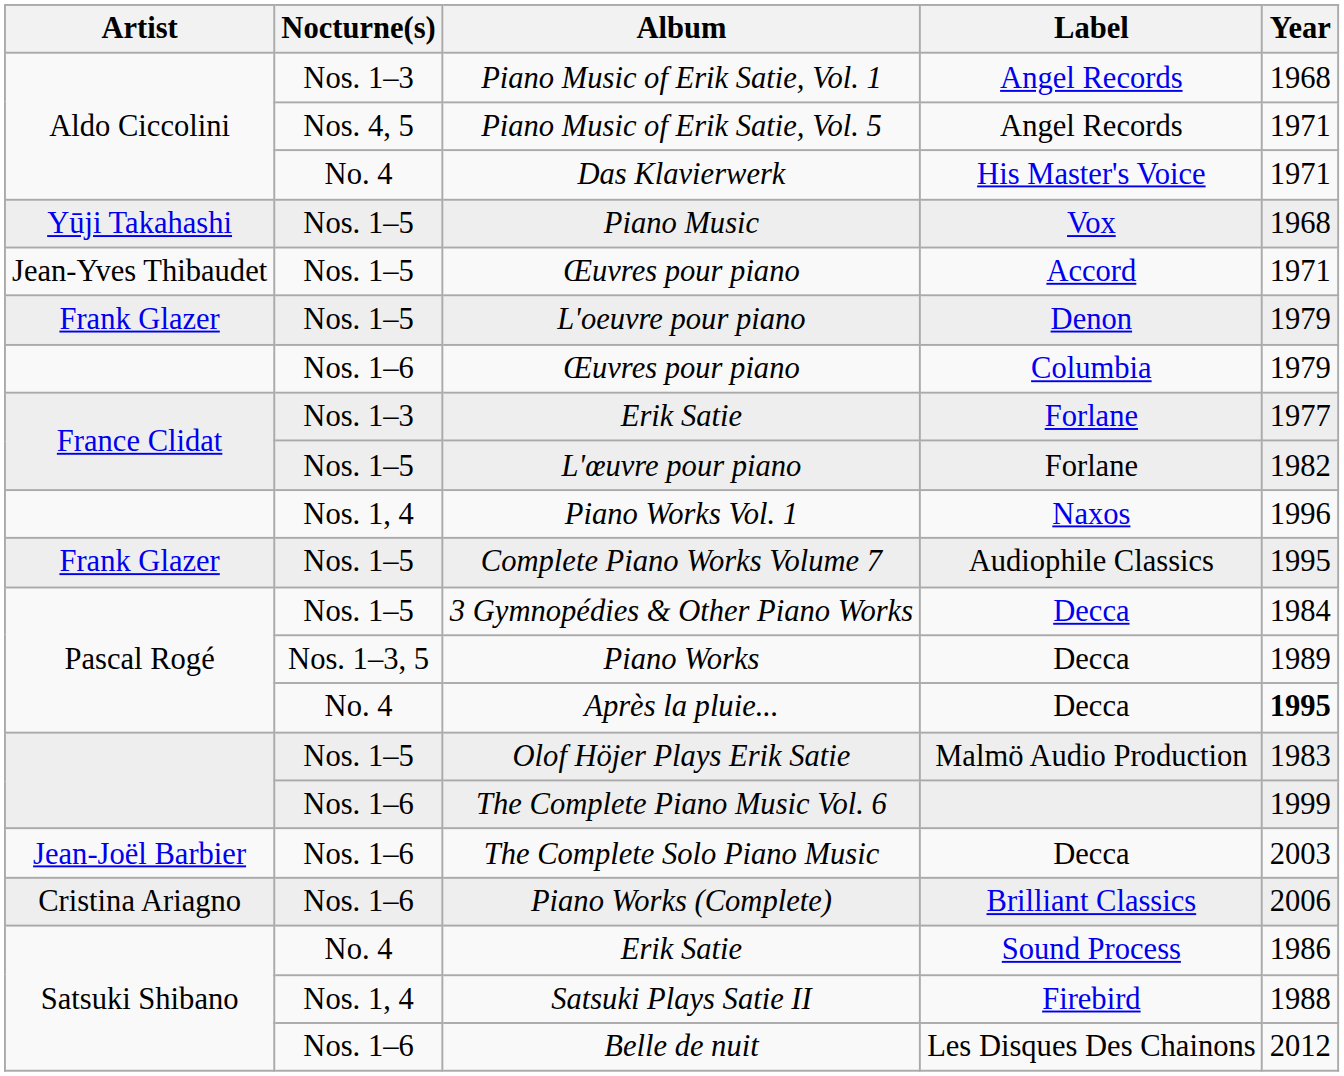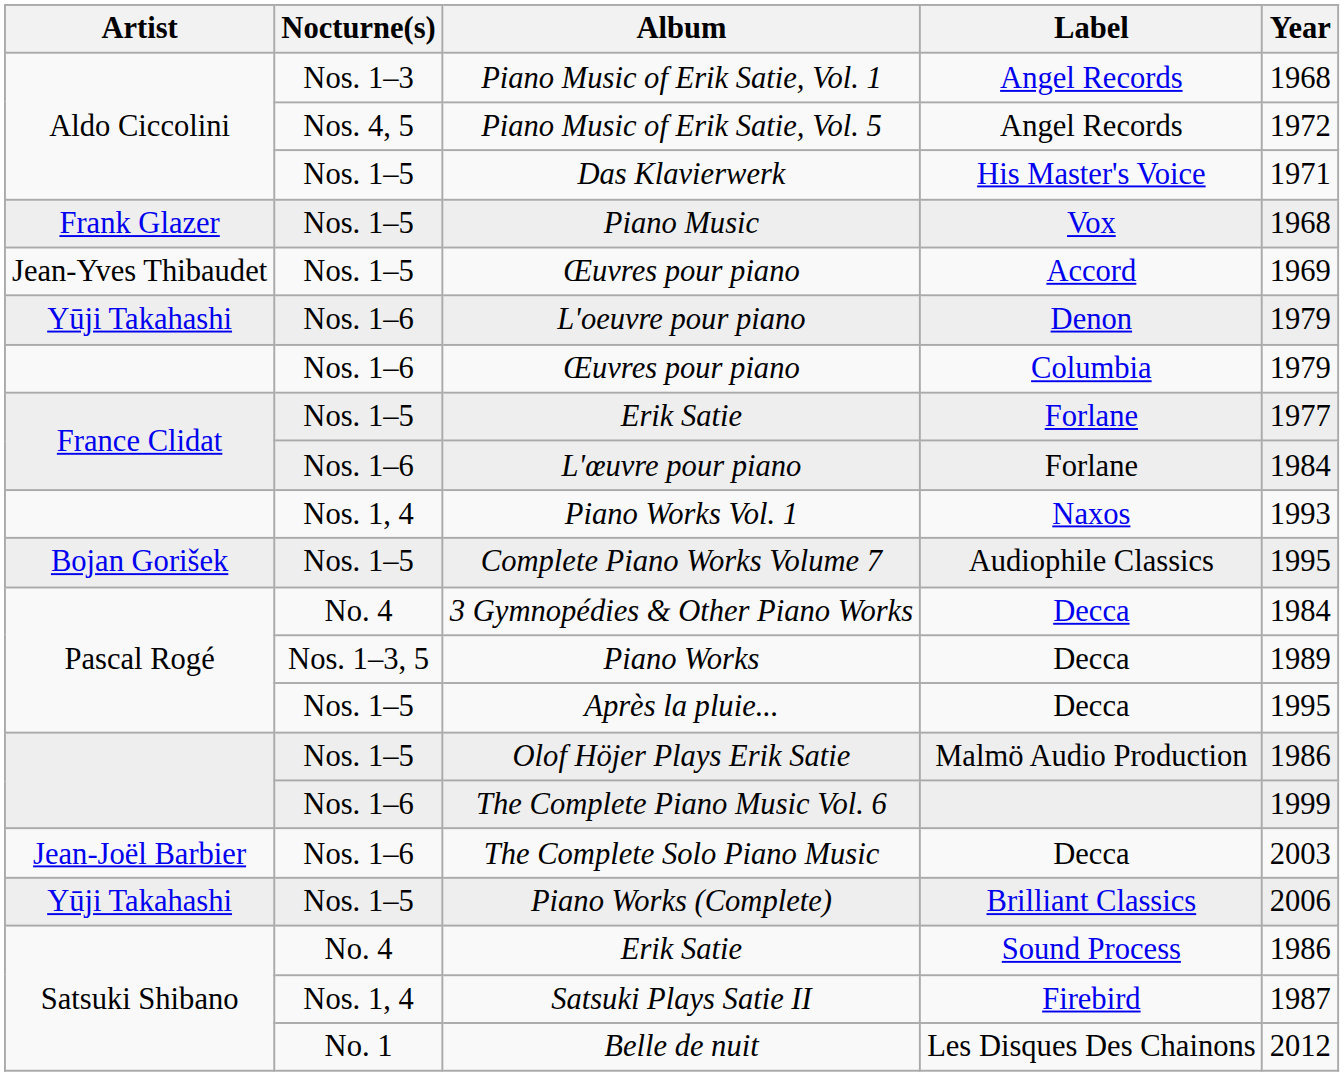(1300, 125) 1971 -> (1300, 125) 1972
(359, 174) No. 4 -> (359, 174) Nos. 1–5
(140, 222) Yūji Takahashi -> (140, 222) Frank Glazer
(1300, 271) 1971 -> (1300, 271) 1969
(140, 319) Frank Glazer -> (140, 319) Yūji Takahashi
(359, 319) Nos. 1–5 -> (359, 319) Nos. 1–6
(359, 416) Nos. 1–3 -> (359, 416) Nos. 1–5
(359, 464) Nos. 1–5 -> (359, 464) Nos. 1–6
(1300, 464) 1982 -> (1300, 464) 1984
(1300, 513) 1996 -> (1300, 513) 1993
(140, 561) Frank Glazer -> (140, 561) Bojan Gorišek
(359, 610) Nos. 1–5 -> (359, 610) No. 4
(359, 707) No. 4 -> (359, 707) Nos. 1–5
(1300, 707) bold -> (1300, 707) normal
(1300, 755) 1983 -> (1300, 755) 1986
(140, 901) Cristina Ariagno -> (140, 901) Yūji Takahashi
(359, 901) Nos. 1–6 -> (359, 901) Nos. 1–5
(1300, 998) 1988 -> (1300, 998) 1987
(359, 1046) Nos. 1–6 -> (359, 1046) No. 1
